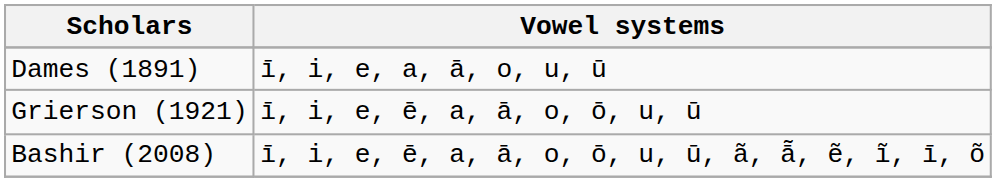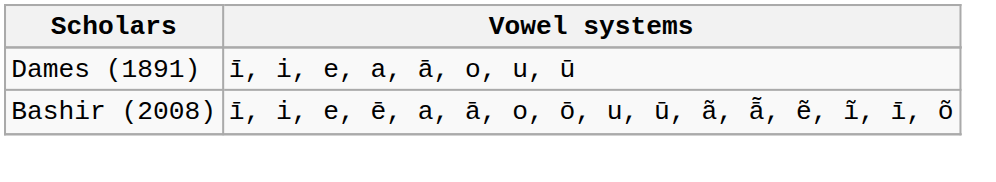- row: (129, 112)
